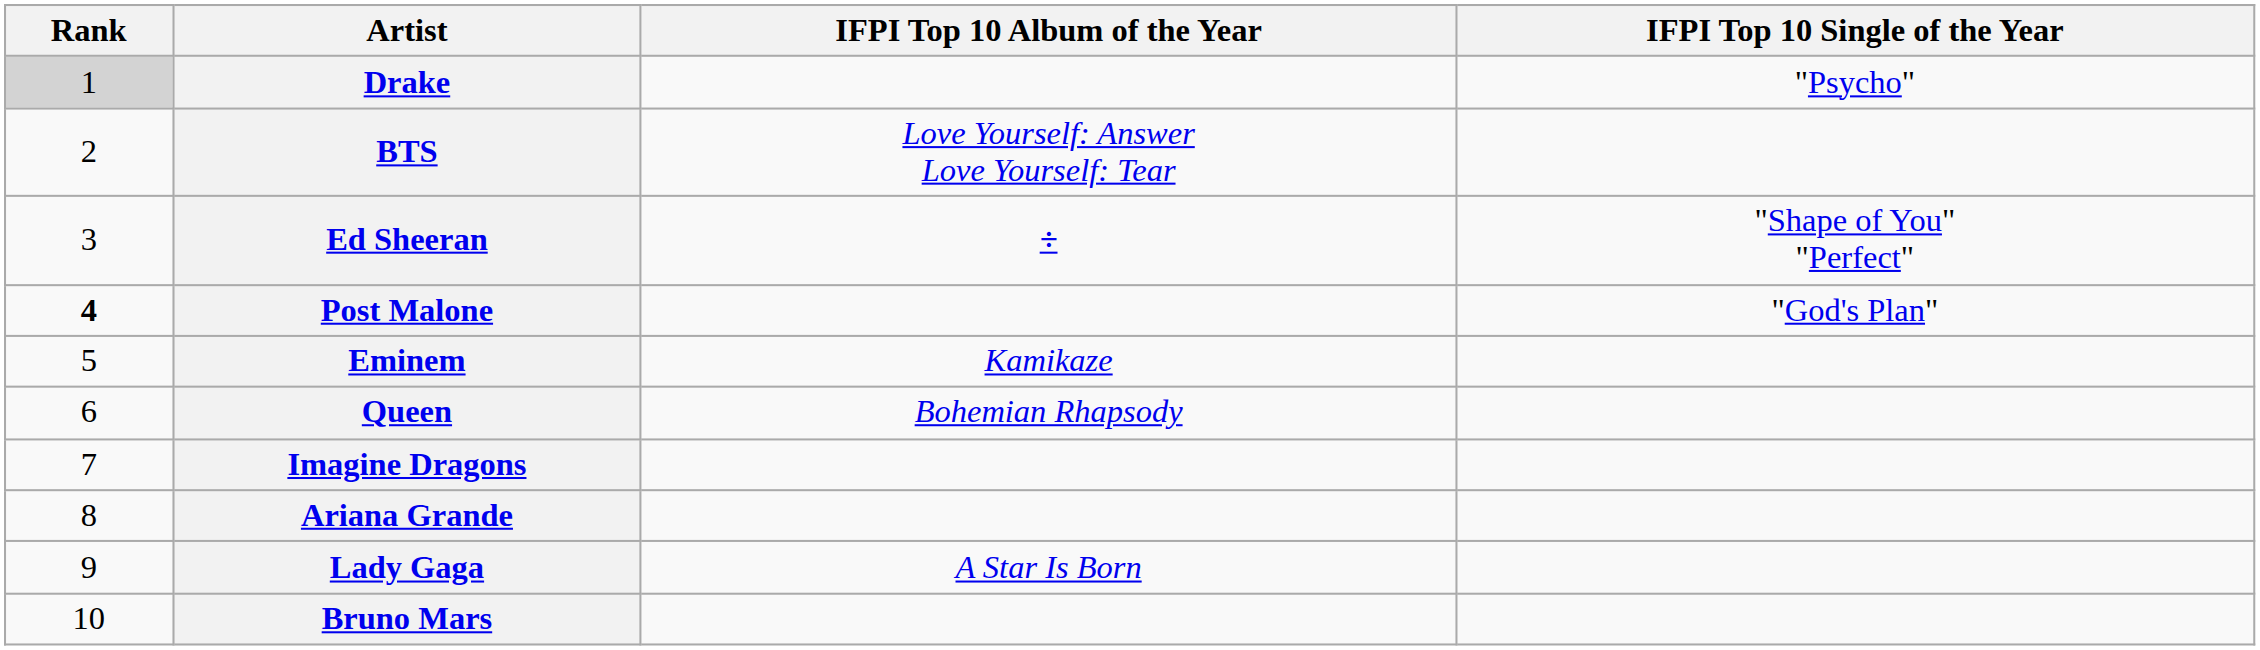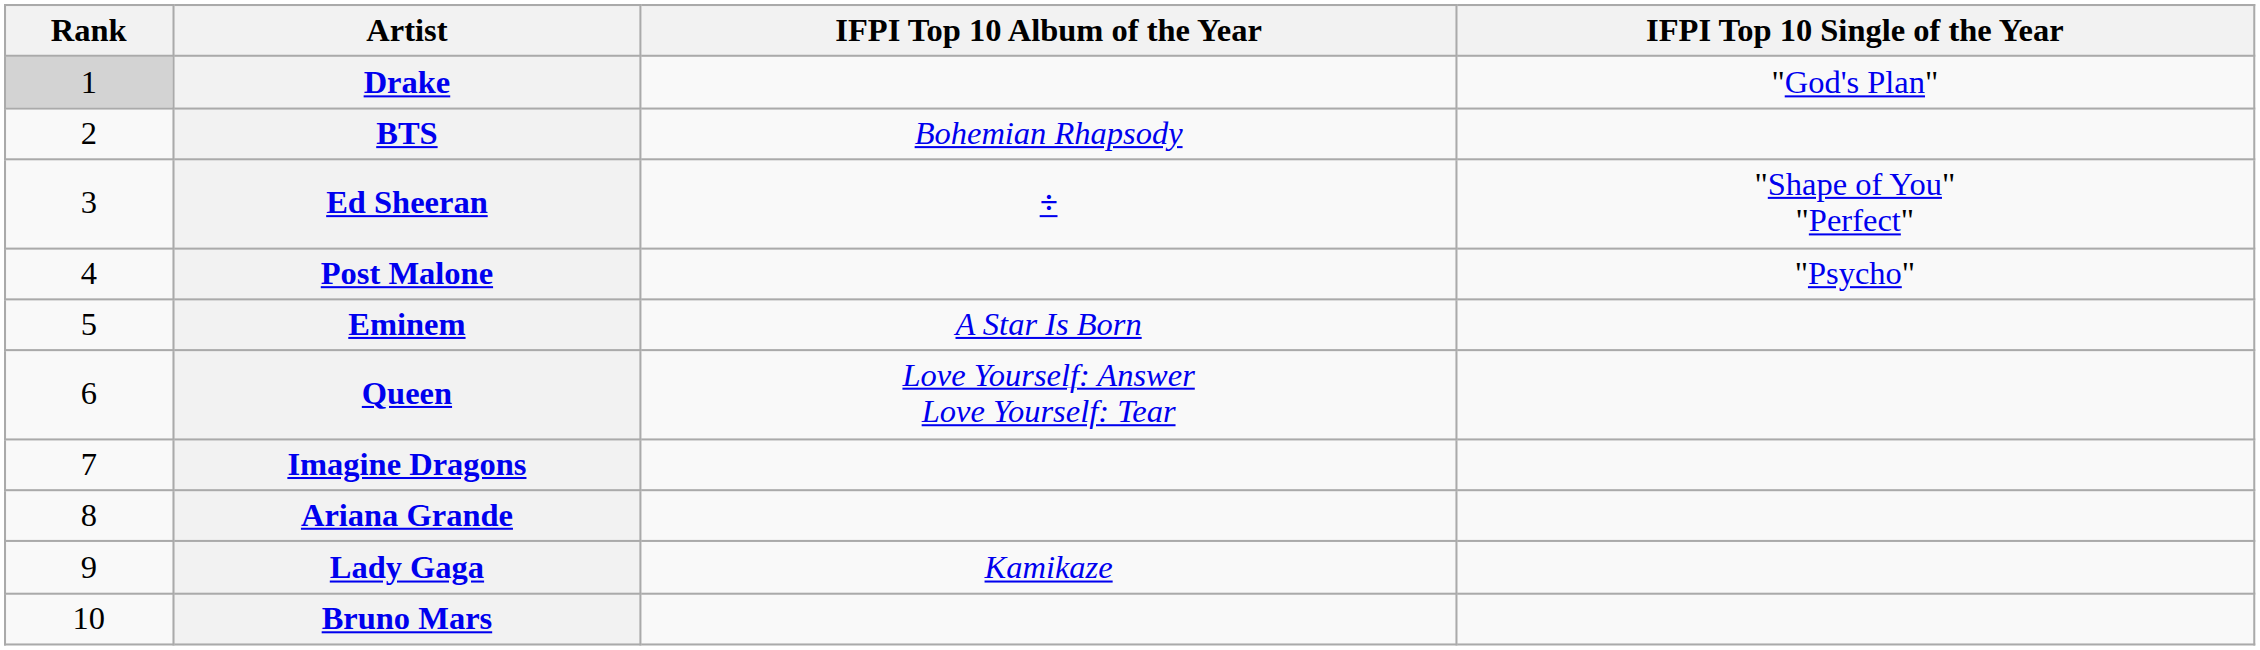(1855, 81) "Psycho" -> (1855, 81) "God's Plan"
(1049, 151) Love Yourself: Answer Love Yourself: Tear -> (1049, 133) Bohemian Rhapsody
(89, 309) bold -> (89, 272) normal
(1855, 309) "God's Plan" -> (1855, 272) "Psycho"
(1049, 360) Kamikaze -> (1049, 324) A Star Is Born
(1049, 412) Bohemian Rhapsody -> (1049, 394) Love Yourself: Answer Love Yourself: Tear
(1049, 566) A Star Is Born -> (1049, 566) Kamikaze
